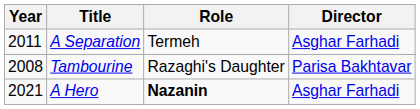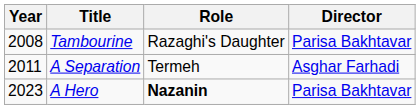rows swapped: (91, 66) <-> (95, 41)
(26, 91) 2021 -> (26, 91) 2023
(346, 91) Asghar Farhadi -> (352, 91) Parisa Bakhtavar
